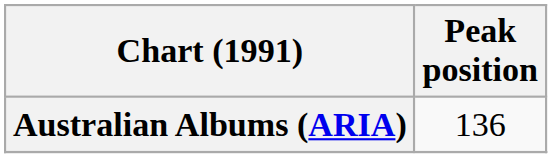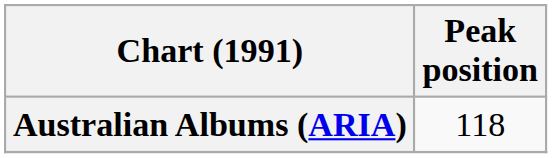(480, 123) 136 -> (480, 123) 118
